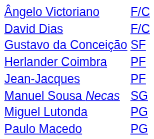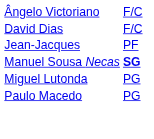- row: (66, 45)
- row: (56, 62)
(139, 95) normal -> (132, 62) bold
